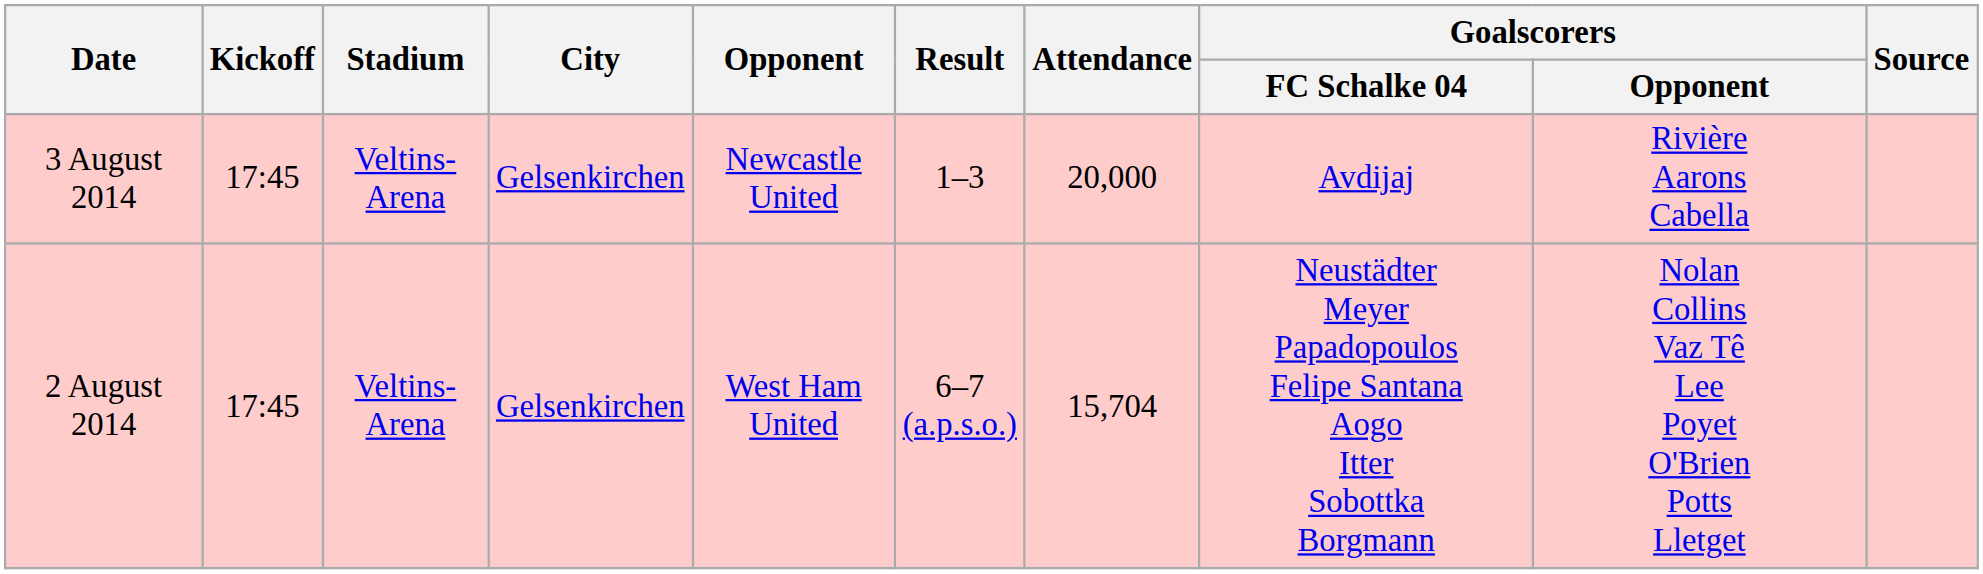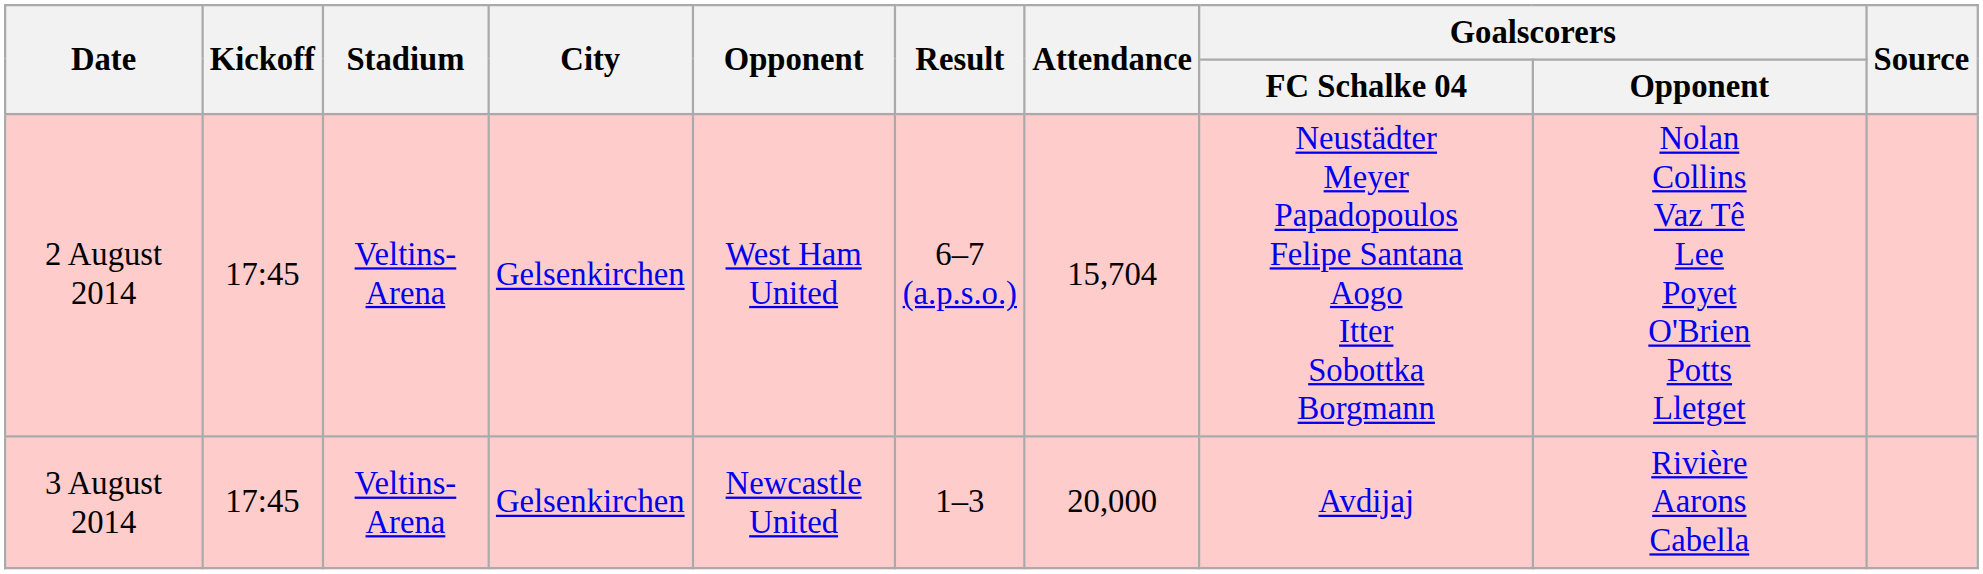rows swapped: (104, 405) <-> (104, 178)
